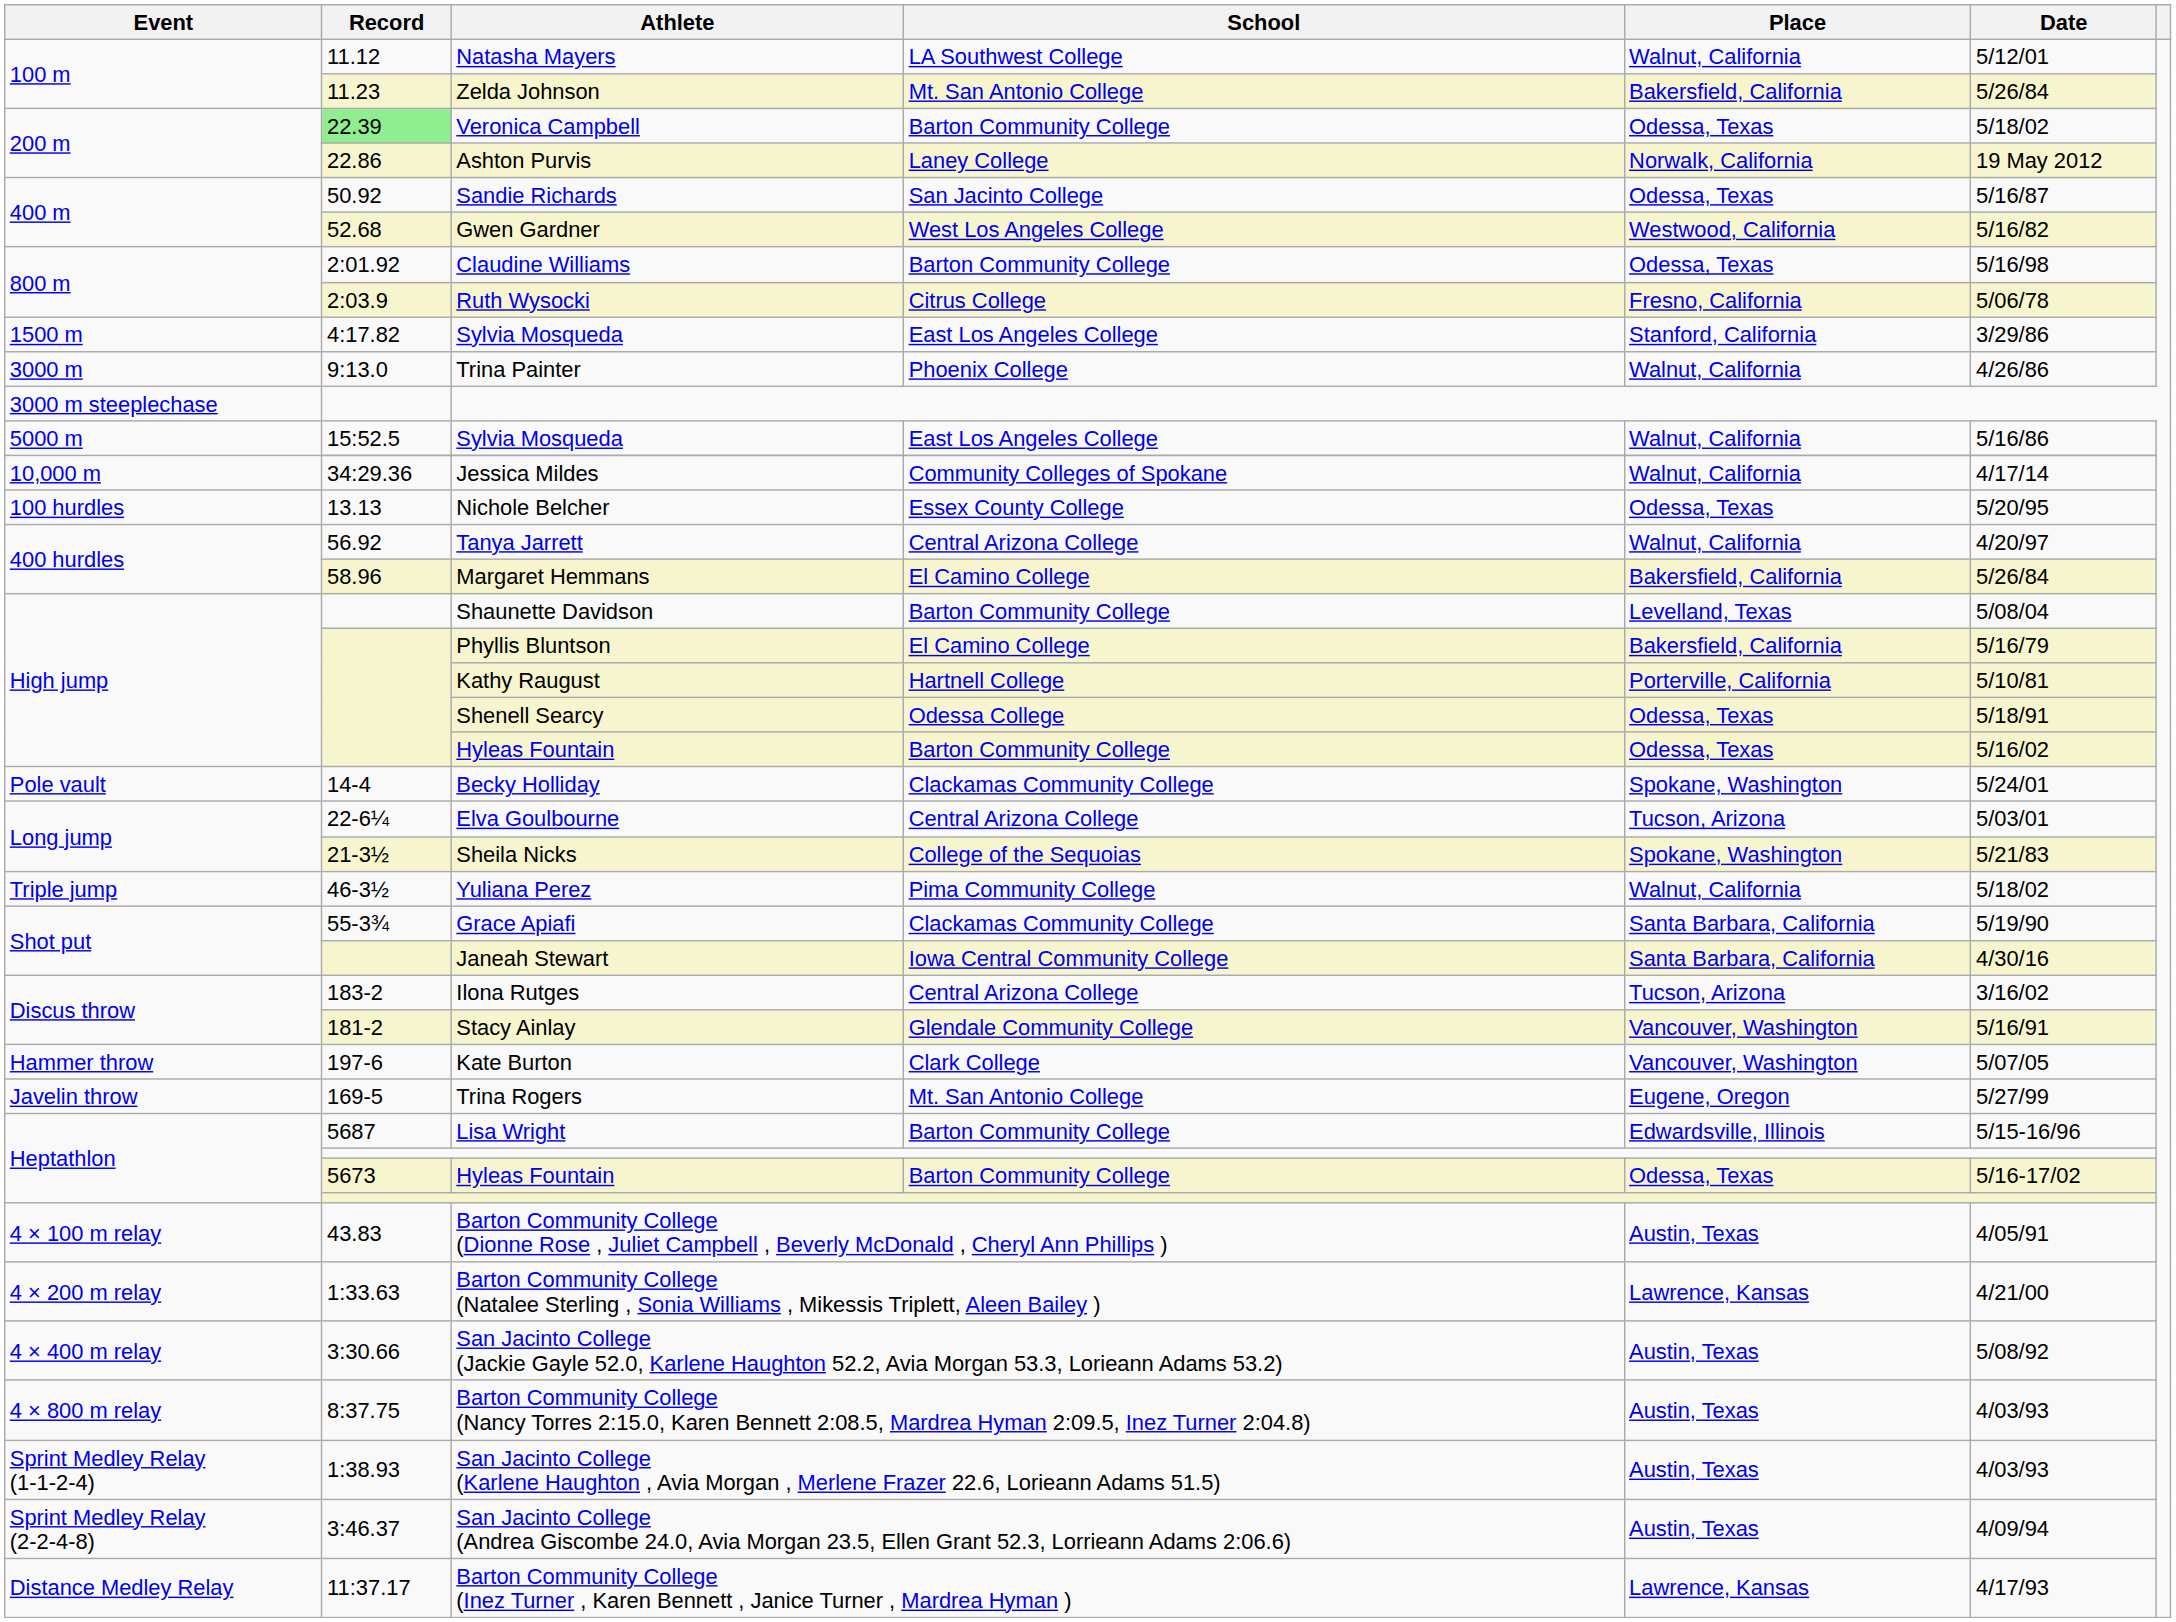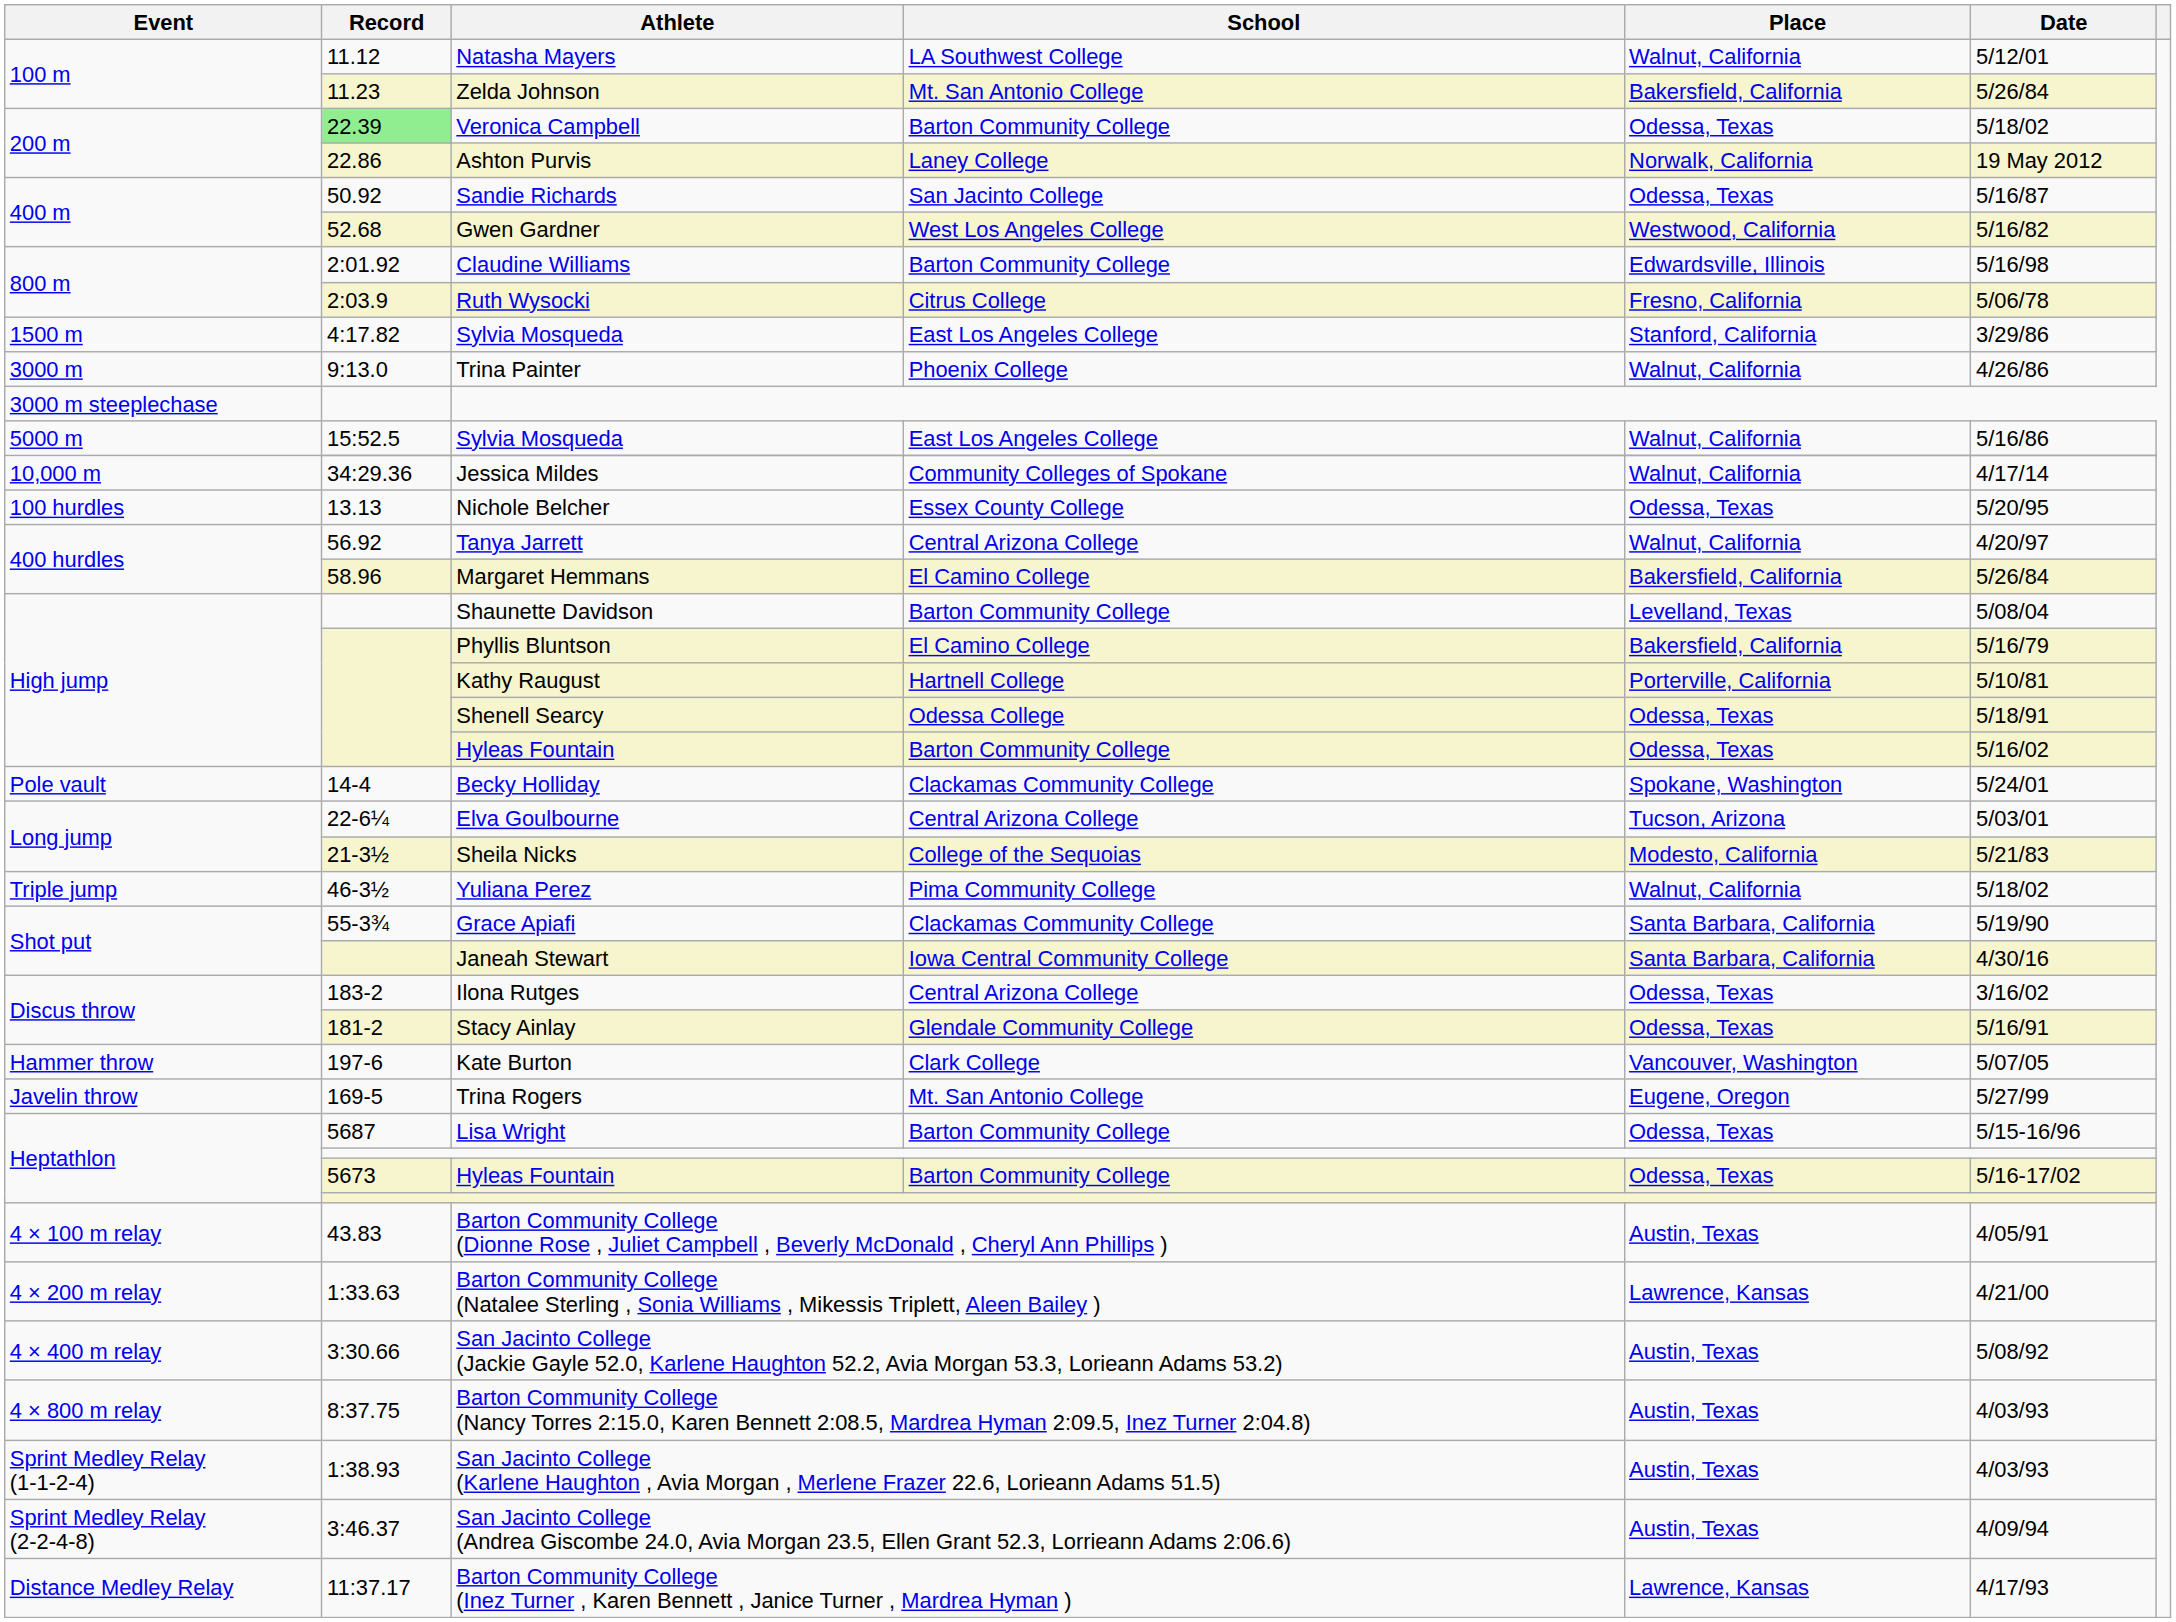(1701, 265) Odessa, Texas -> (1727, 265) Edwardsville, Illinois
(1736, 854) Spokane, Washington -> (1723, 854) Modesto, California
(1707, 992) Tucson, Arizona -> (1701, 992) Odessa, Texas
(1743, 1027) Vancouver, Washington -> (1701, 1027) Odessa, Texas
(1727, 1131) Edwardsville, Illinois -> (1701, 1131) Odessa, Texas
